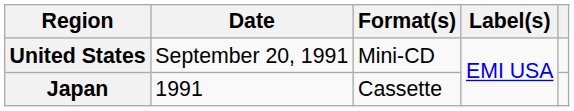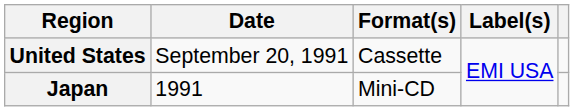(396, 55) Mini-CD -> (400, 55) Cassette
(400, 88) Cassette -> (396, 88) Mini-CD
